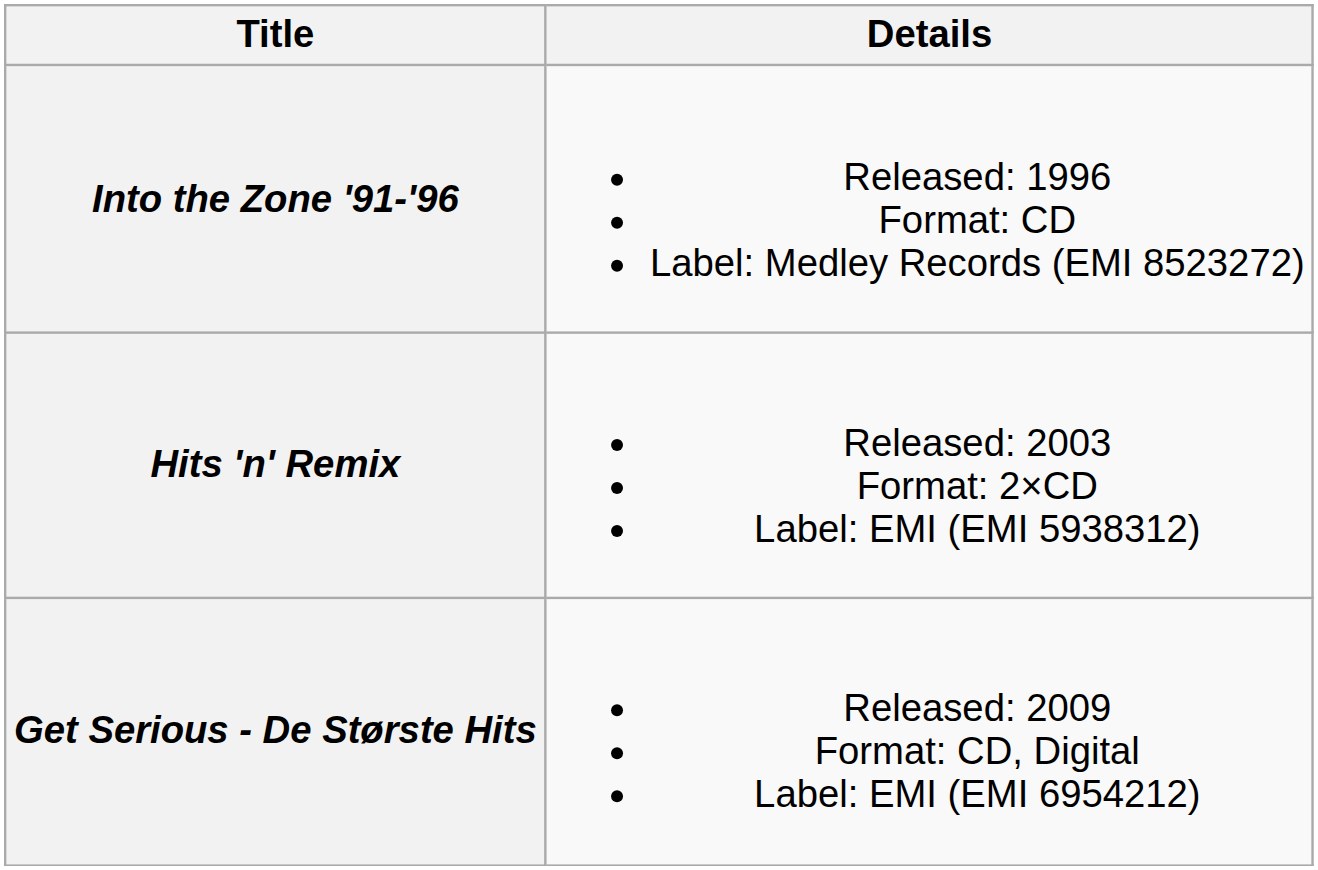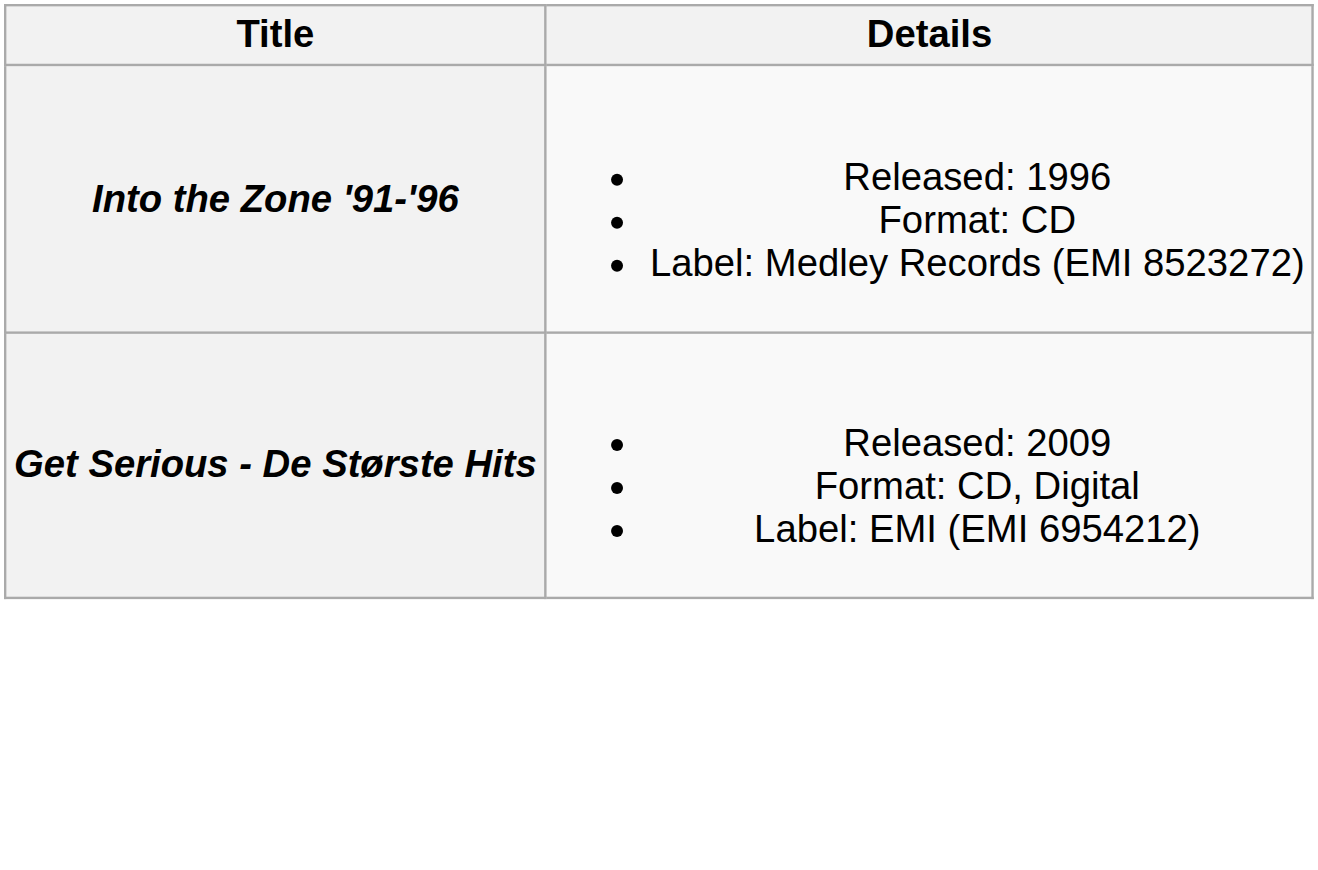- row: (275, 464)
